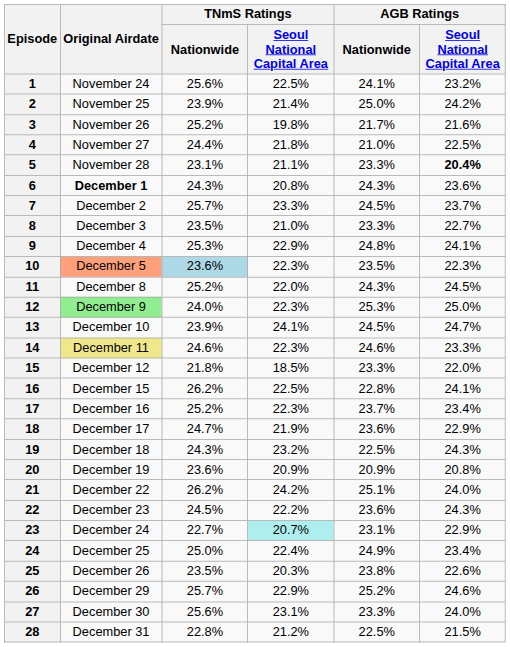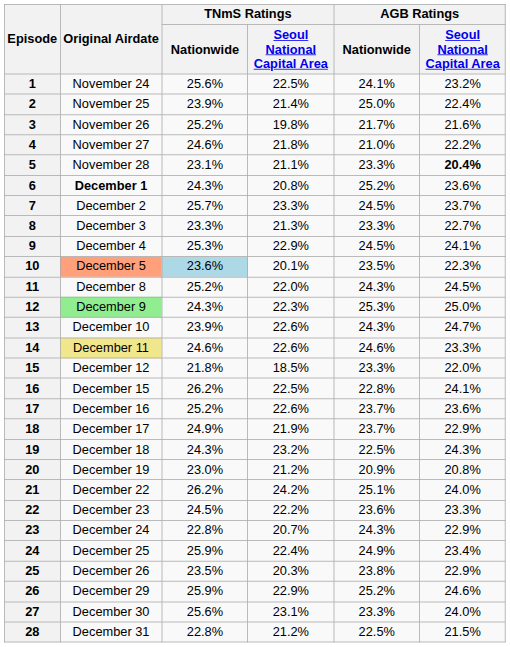(463, 104) 24.2% -> (463, 104) 22.4%
(205, 144) 24.4% -> (205, 144) 24.6%
(463, 144) 22.5% -> (463, 144) 22.2%
(377, 185) 24.3% -> (377, 185) 25.2%
(205, 226) 23.5% -> (205, 226) 23.3%
(291, 226) 21.0% -> (291, 226) 21.3%
(377, 246) 24.8% -> (377, 246) 24.5%
(291, 266) 22.3% -> (291, 266) 20.1%
(205, 307) 24.0% -> (205, 307) 24.3%
(291, 327) 24.1% -> (291, 327) 22.6%
(377, 327) 24.5% -> (377, 327) 24.3%
(291, 347) 22.3% -> (291, 347) 22.6%
(291, 408) 22.3% -> (291, 408) 22.6%
(463, 408) 23.4% -> (463, 408) 23.6%
(205, 429) 24.7% -> (205, 429) 24.9%
(377, 429) 23.6% -> (377, 429) 23.7%
(205, 469) 23.6% -> (205, 469) 23.0%
(291, 469) 20.9% -> (291, 469) 21.2%
(463, 510) 24.3% -> (463, 510) 23.3%
(205, 530) 22.7% -> (205, 530) 22.8%
(291, 530) paleturquoise background -> (291, 530) no background
(377, 530) 23.1% -> (377, 530) 24.3%
(205, 550) 25.0% -> (205, 550) 25.9%
(463, 571) 22.6% -> (463, 571) 22.9%
(205, 591) 25.7% -> (205, 591) 25.9%
